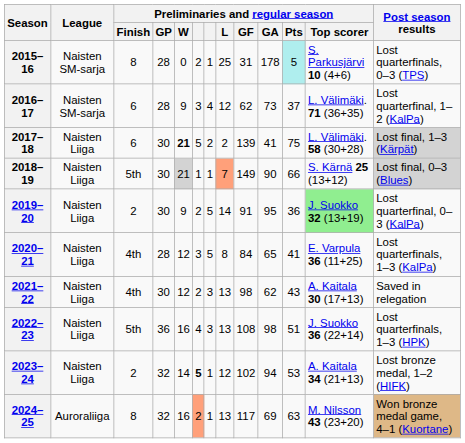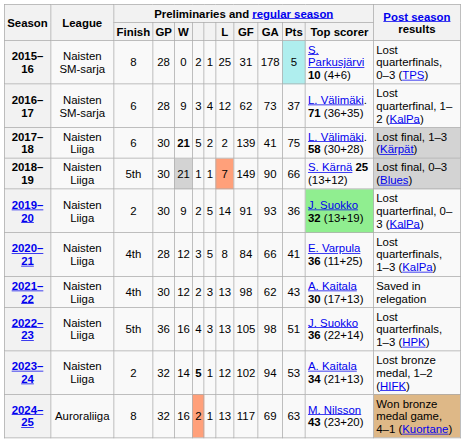(270, 211) 95 -> (270, 211) 93
(270, 255) 65 -> (270, 255) 66
(246, 329) 108 -> (246, 329) 105
